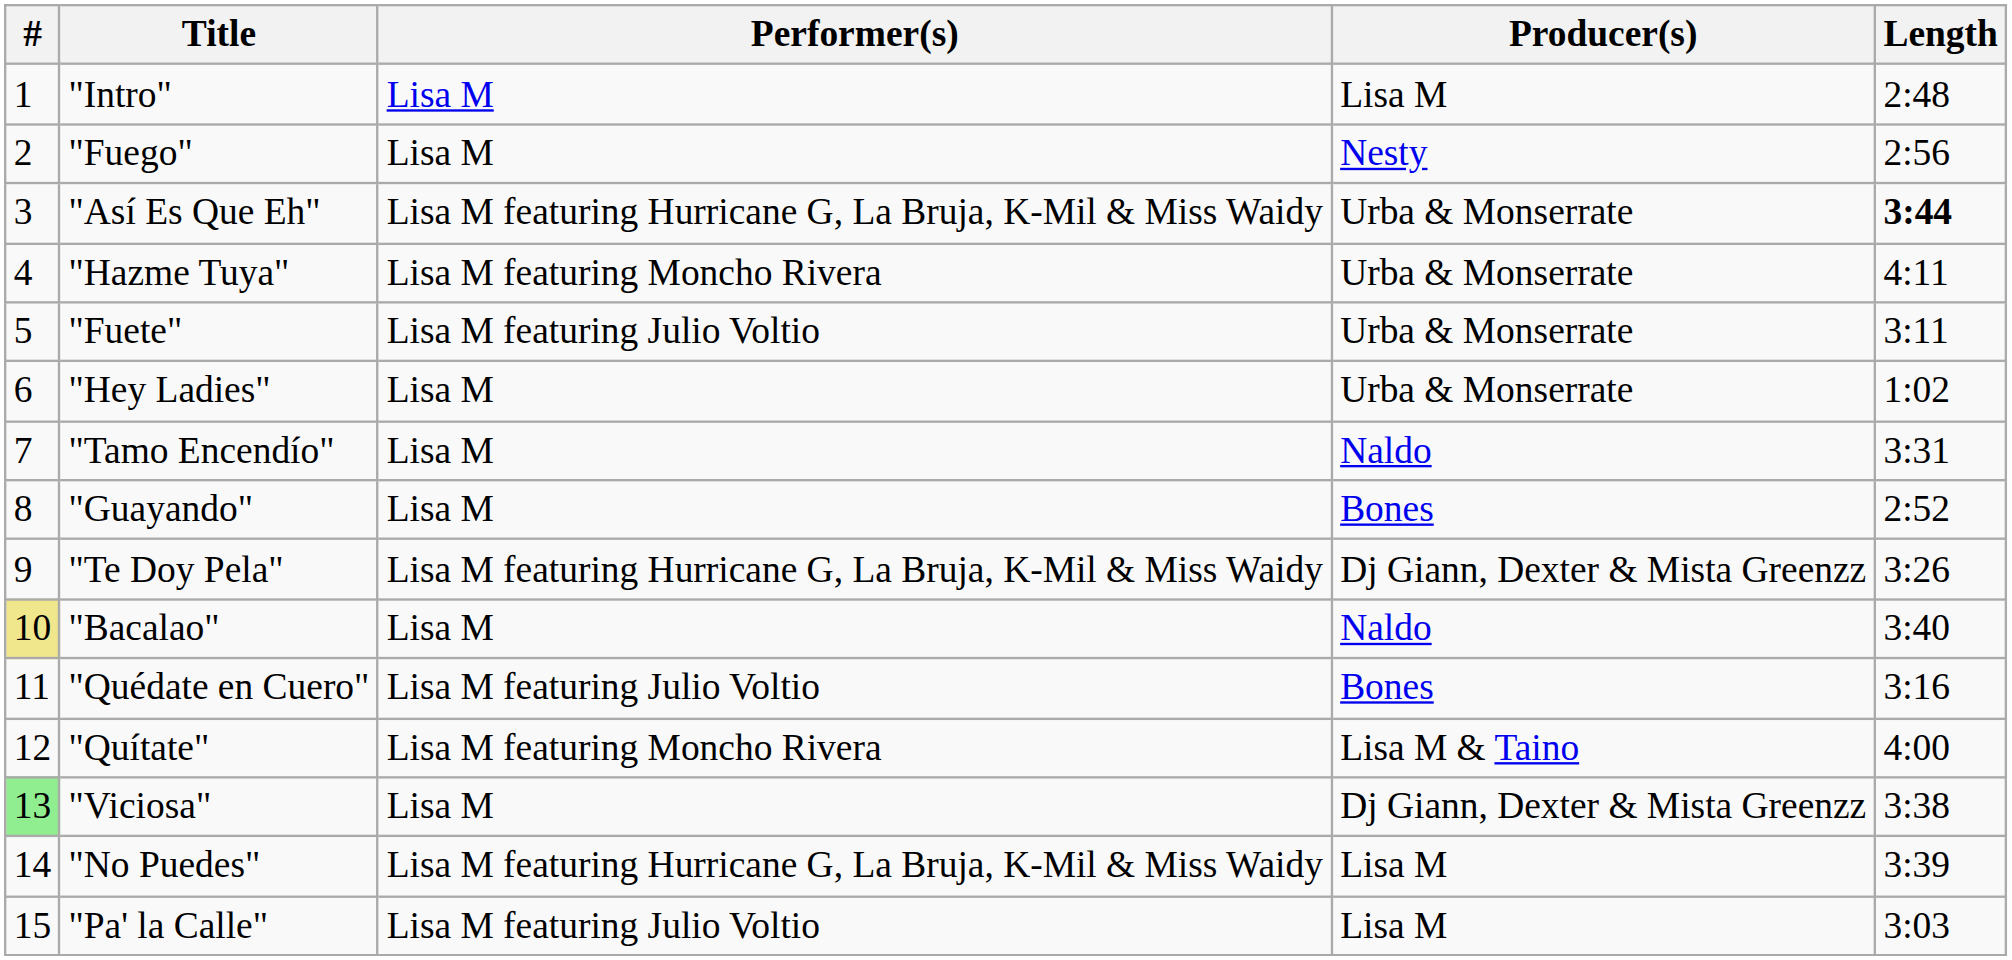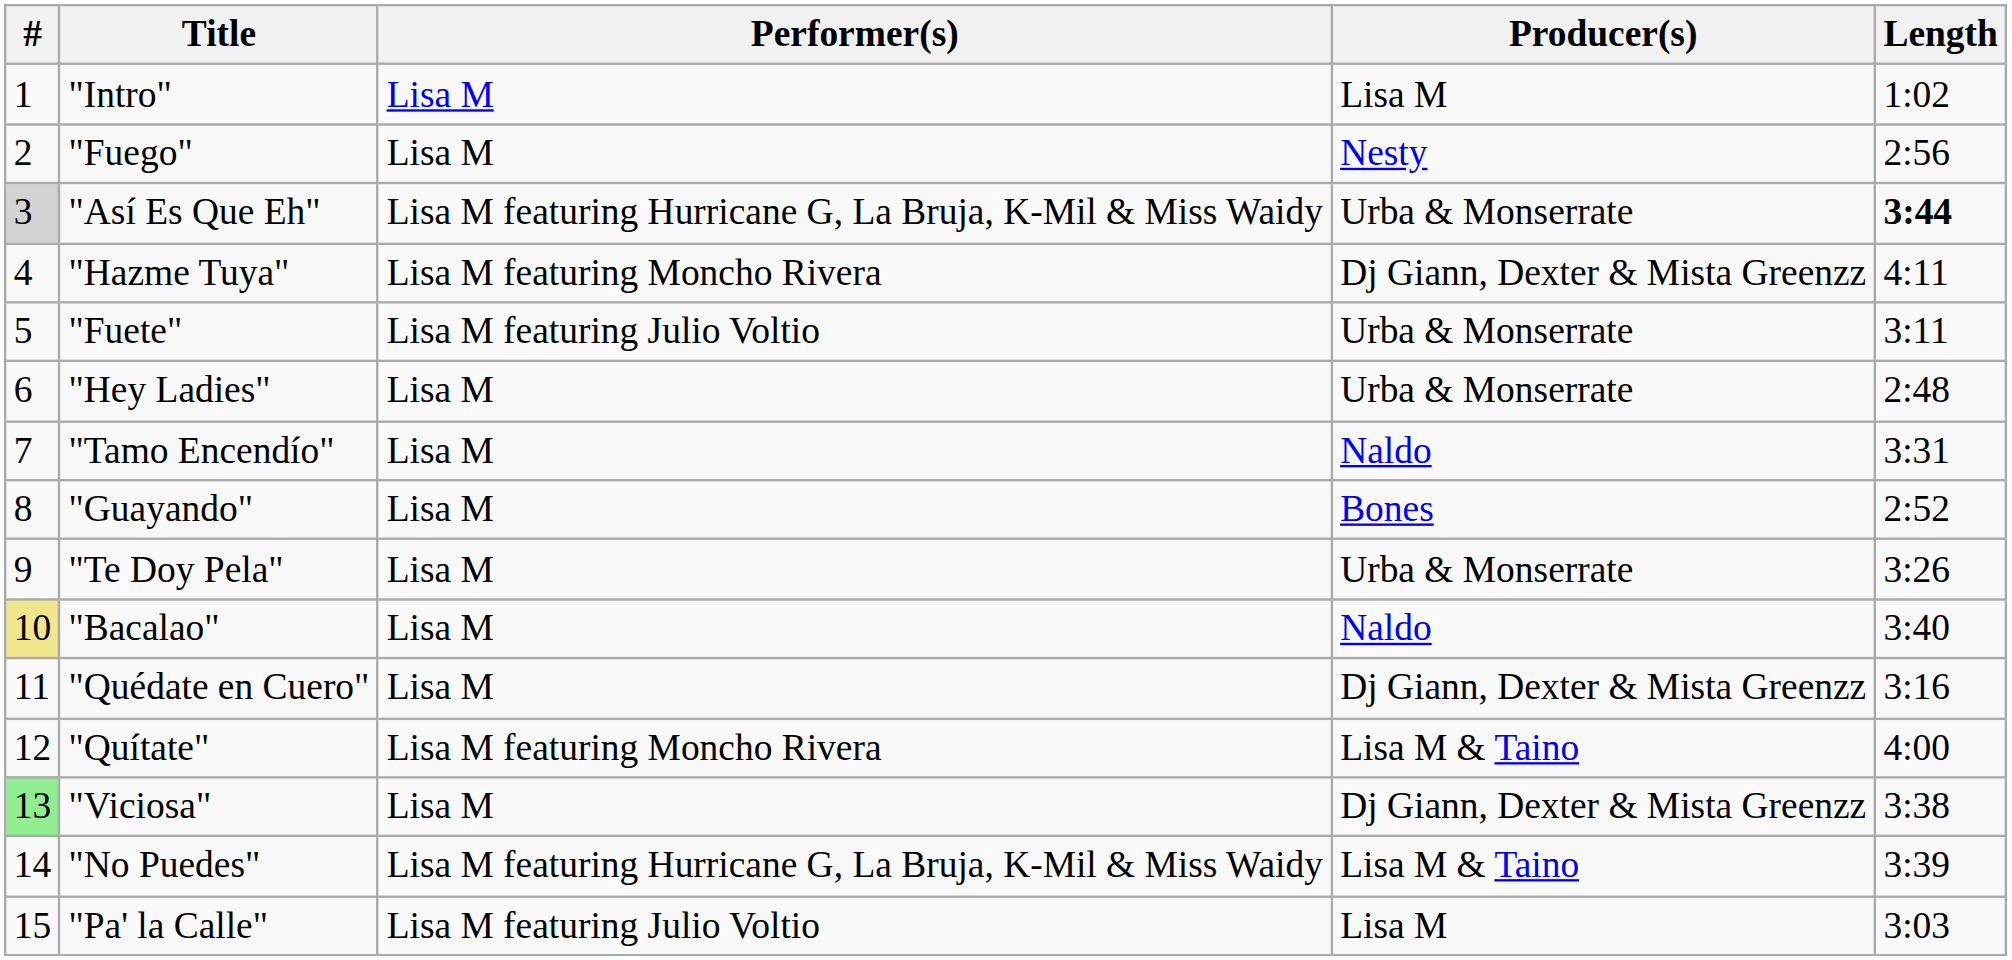(1917, 93) 2:48 -> (1917, 93) 1:02
(23, 212) no background -> (23, 212) lightgrey background
(1487, 271) Urba & Monserrate -> (1603, 271) Dj Giann, Dexter & Mista Greenzz
(1917, 390) 1:02 -> (1917, 390) 2:48
(855, 568) Lisa M featuring Hurricane G, La Bruja, K-Mil & Miss Waidy -> (440, 568) Lisa M
(1603, 568) Dj Giann, Dexter & Mista Greenzz -> (1487, 568) Urba & Monserrate
(603, 687) Lisa M featuring Julio Voltio -> (440, 687) Lisa M
(1387, 687) Bones -> (1603, 687) Dj Giann, Dexter & Mista Greenzz
(1394, 865) Lisa M -> (1460, 865) Lisa M & Taino
